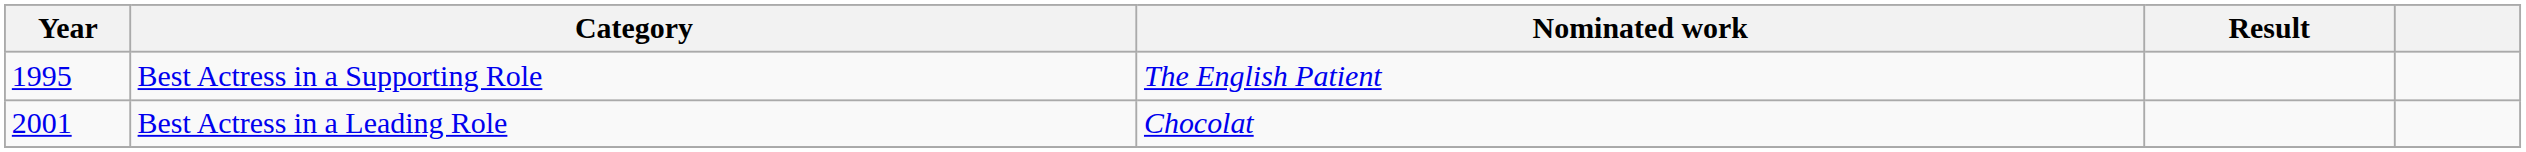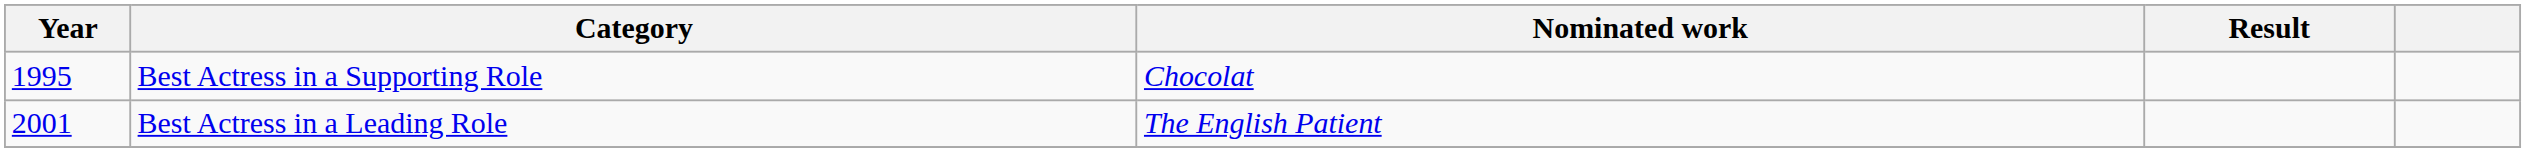(1263, 75) The English Patient -> (1199, 75) Chocolat
(1199, 123) Chocolat -> (1263, 123) The English Patient
